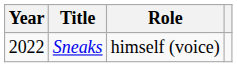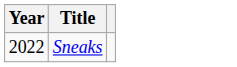- column: (165, 18)
